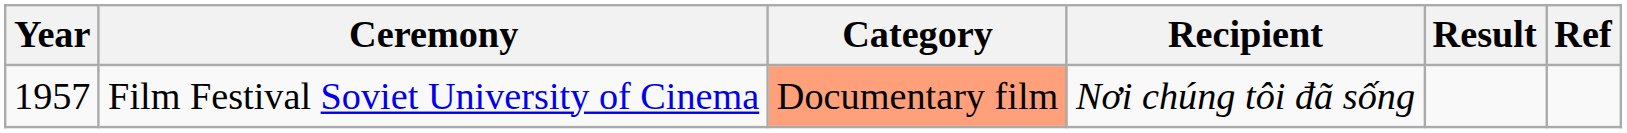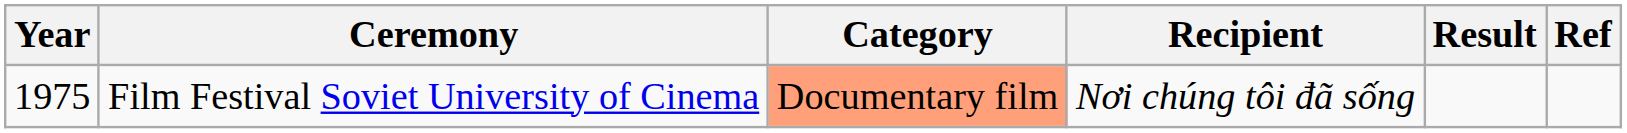(52, 95) 1957 -> (52, 95) 1975
